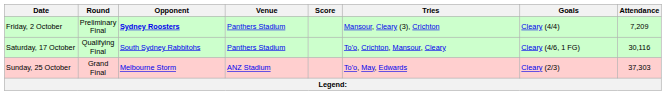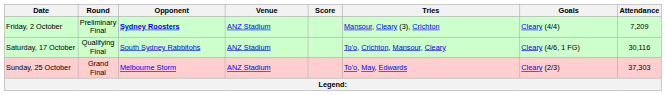(256, 27) Panthers Stadium -> (249, 27) ANZ Stadium
(256, 47) Panthers Stadium -> (249, 47) ANZ Stadium
